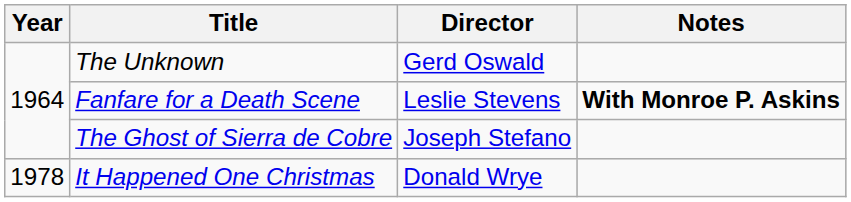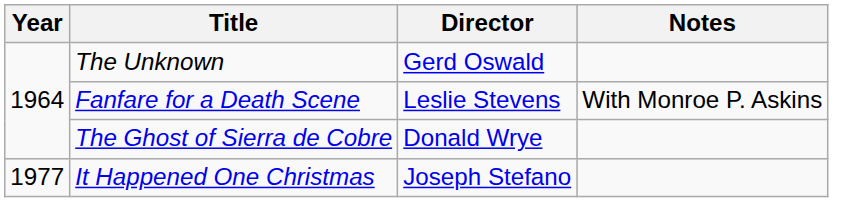(711, 100) bold -> (702, 100) normal
(487, 138) Joseph Stefano -> (473, 138) Donald Wrye
(37, 176) 1978 -> (37, 176) 1977
(473, 176) Donald Wrye -> (487, 176) Joseph Stefano
